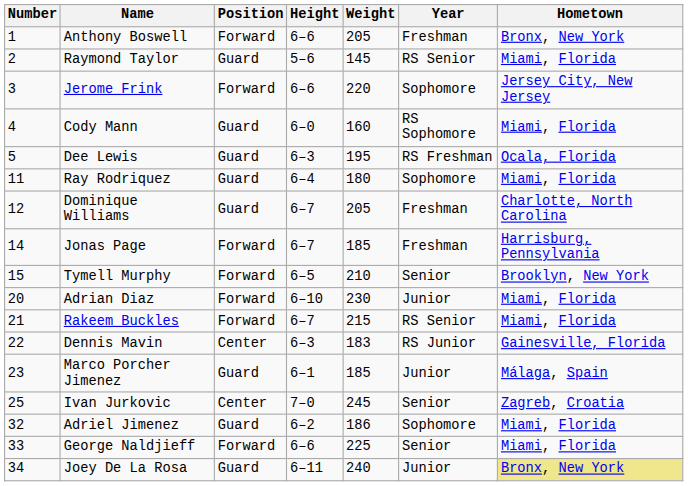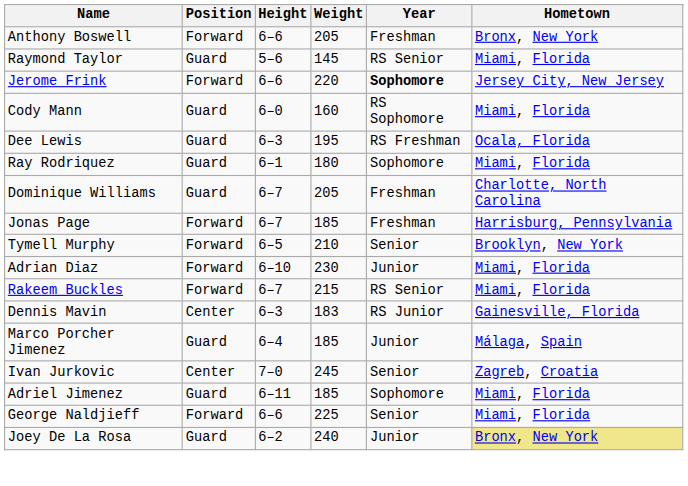- column: (33, 16)
(439, 90) normal -> (407, 82) bold
(302, 180) 6–4 -> (270, 164) 6–1
(302, 374) 6–1 -> (270, 343) 6–4
(302, 426) 6–2 -> (275, 395) 6–11
(358, 426) 186 -> (326, 395) 185
(307, 470) 6–11 -> (270, 439) 6–2
